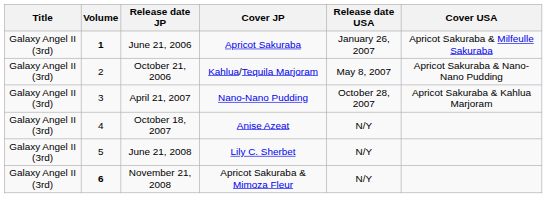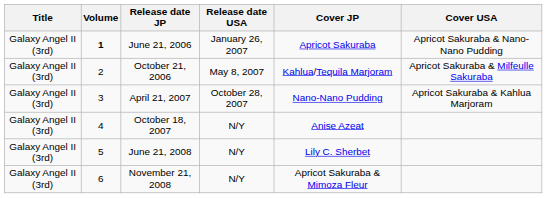columns swapped: (263, 17) <-> (364, 17)
(471, 44) Apricot Sakuraba & Milfeulle Sakuraba -> (471, 44) Apricot Sakuraba & Nano-Nano Pudding
(471, 71) Apricot Sakuraba & Nano-Nano Pudding -> (471, 71) Apricot Sakuraba & Milfeulle Sakuraba
(101, 179) bold -> (101, 179) normal
